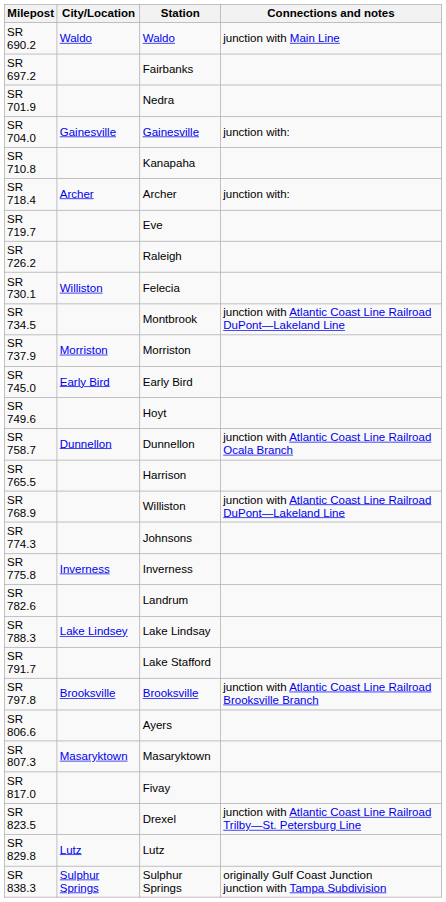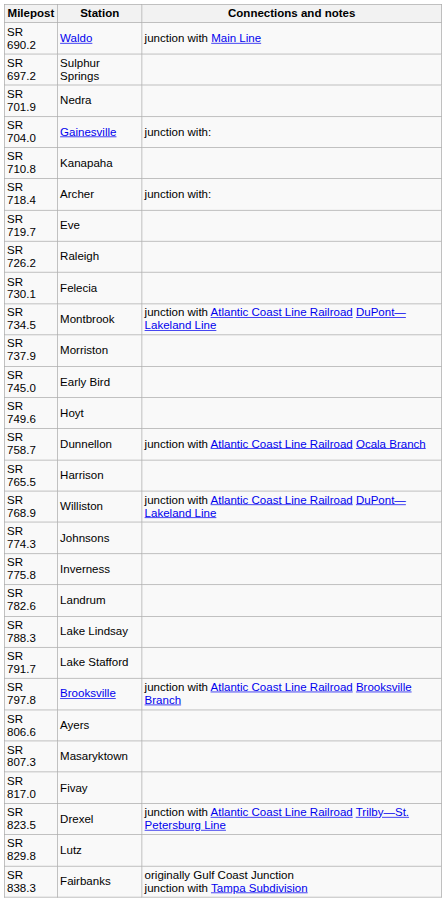- column: (99, 13)
(168, 69) Fairbanks -> (80, 69) Sulphur Springs
(163, 881) Sulphur Springs -> (85, 881) Fairbanks
